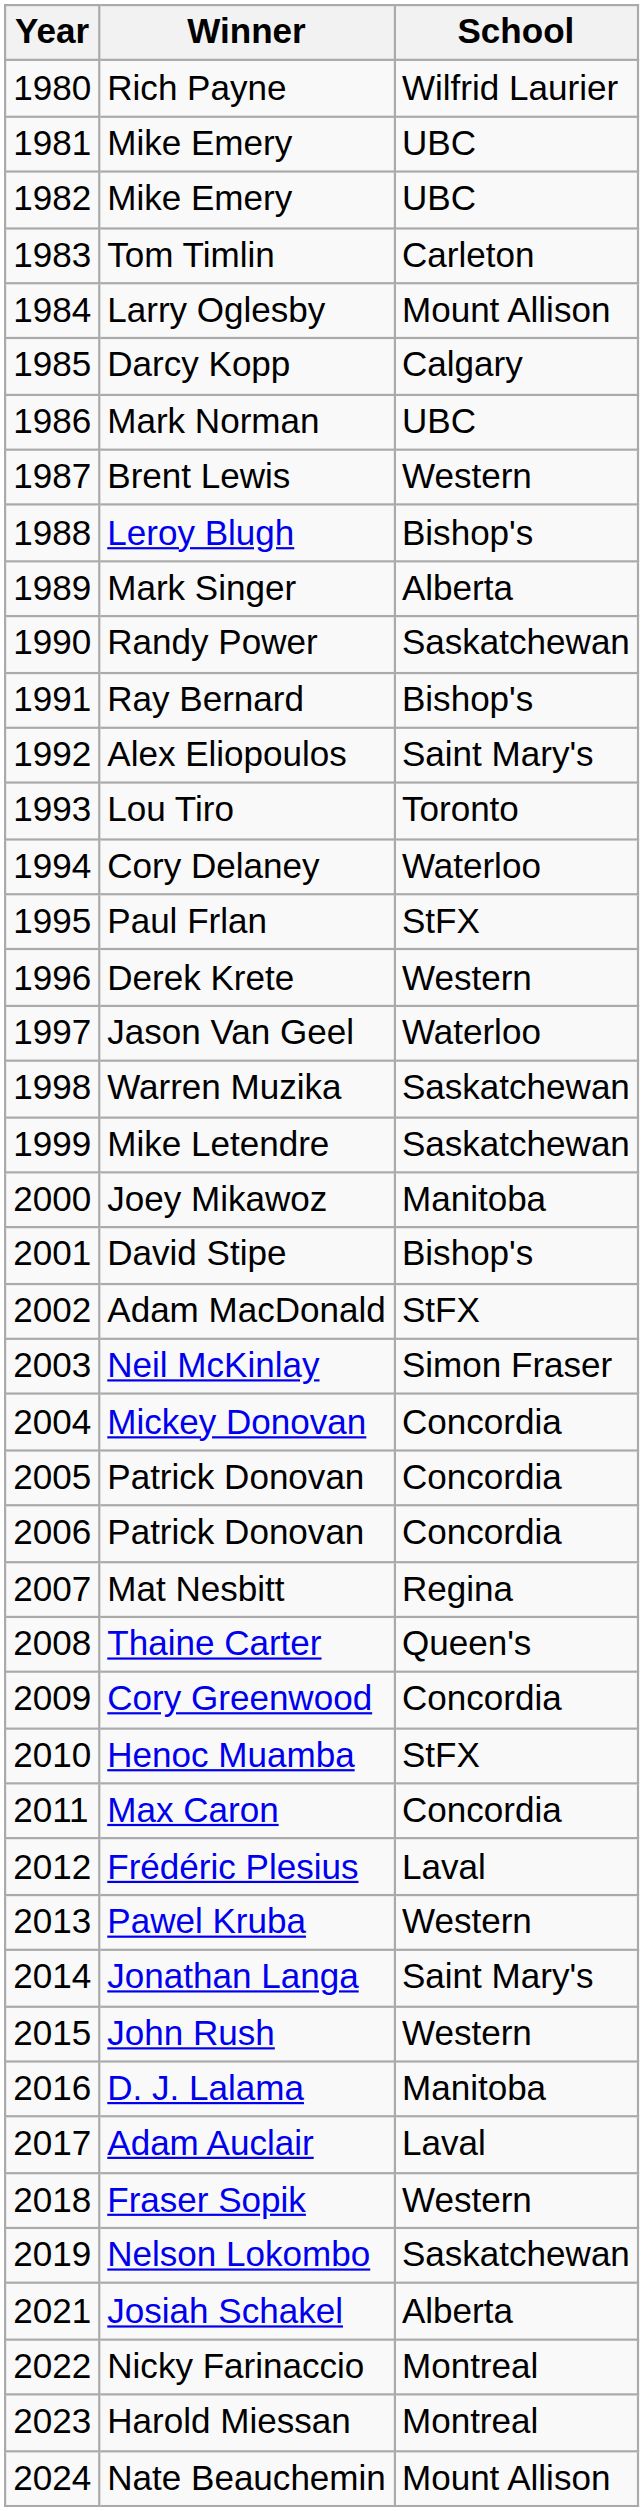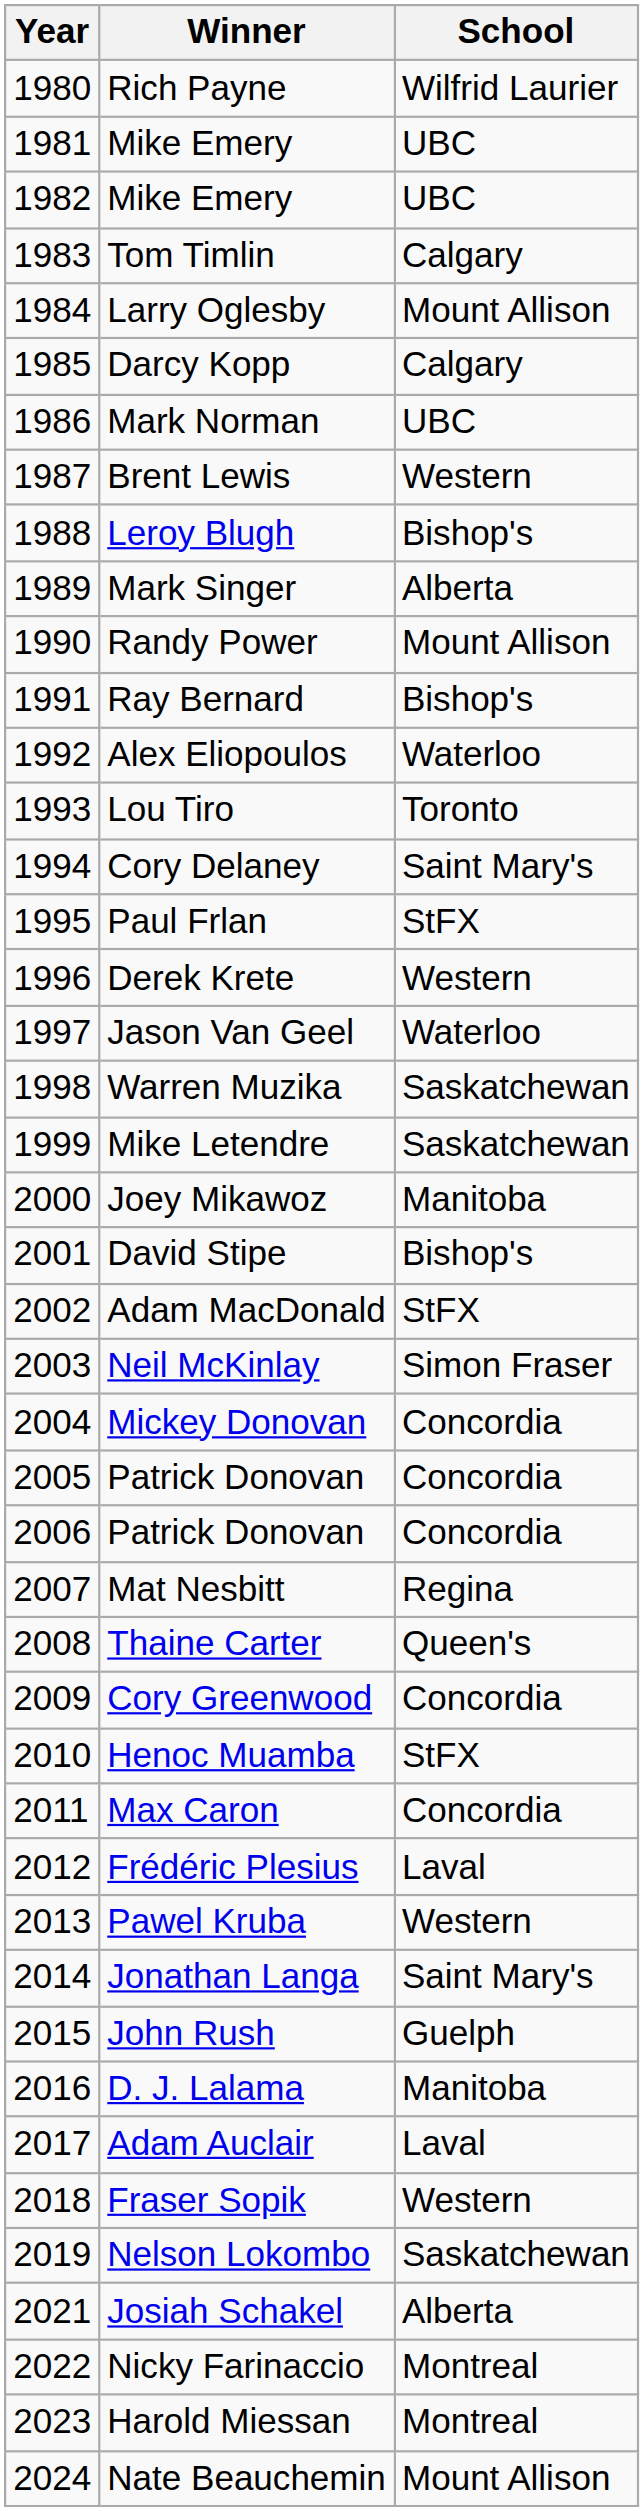(468, 254) Carleton -> (462, 254) Calgary
(516, 643) Saskatchewan -> (506, 643) Mount Allison
(498, 754) Saint Mary's -> (471, 754) Waterloo
(471, 865) Waterloo -> (498, 865) Saint Mary's
(467, 2032) Western -> (458, 2032) Guelph
